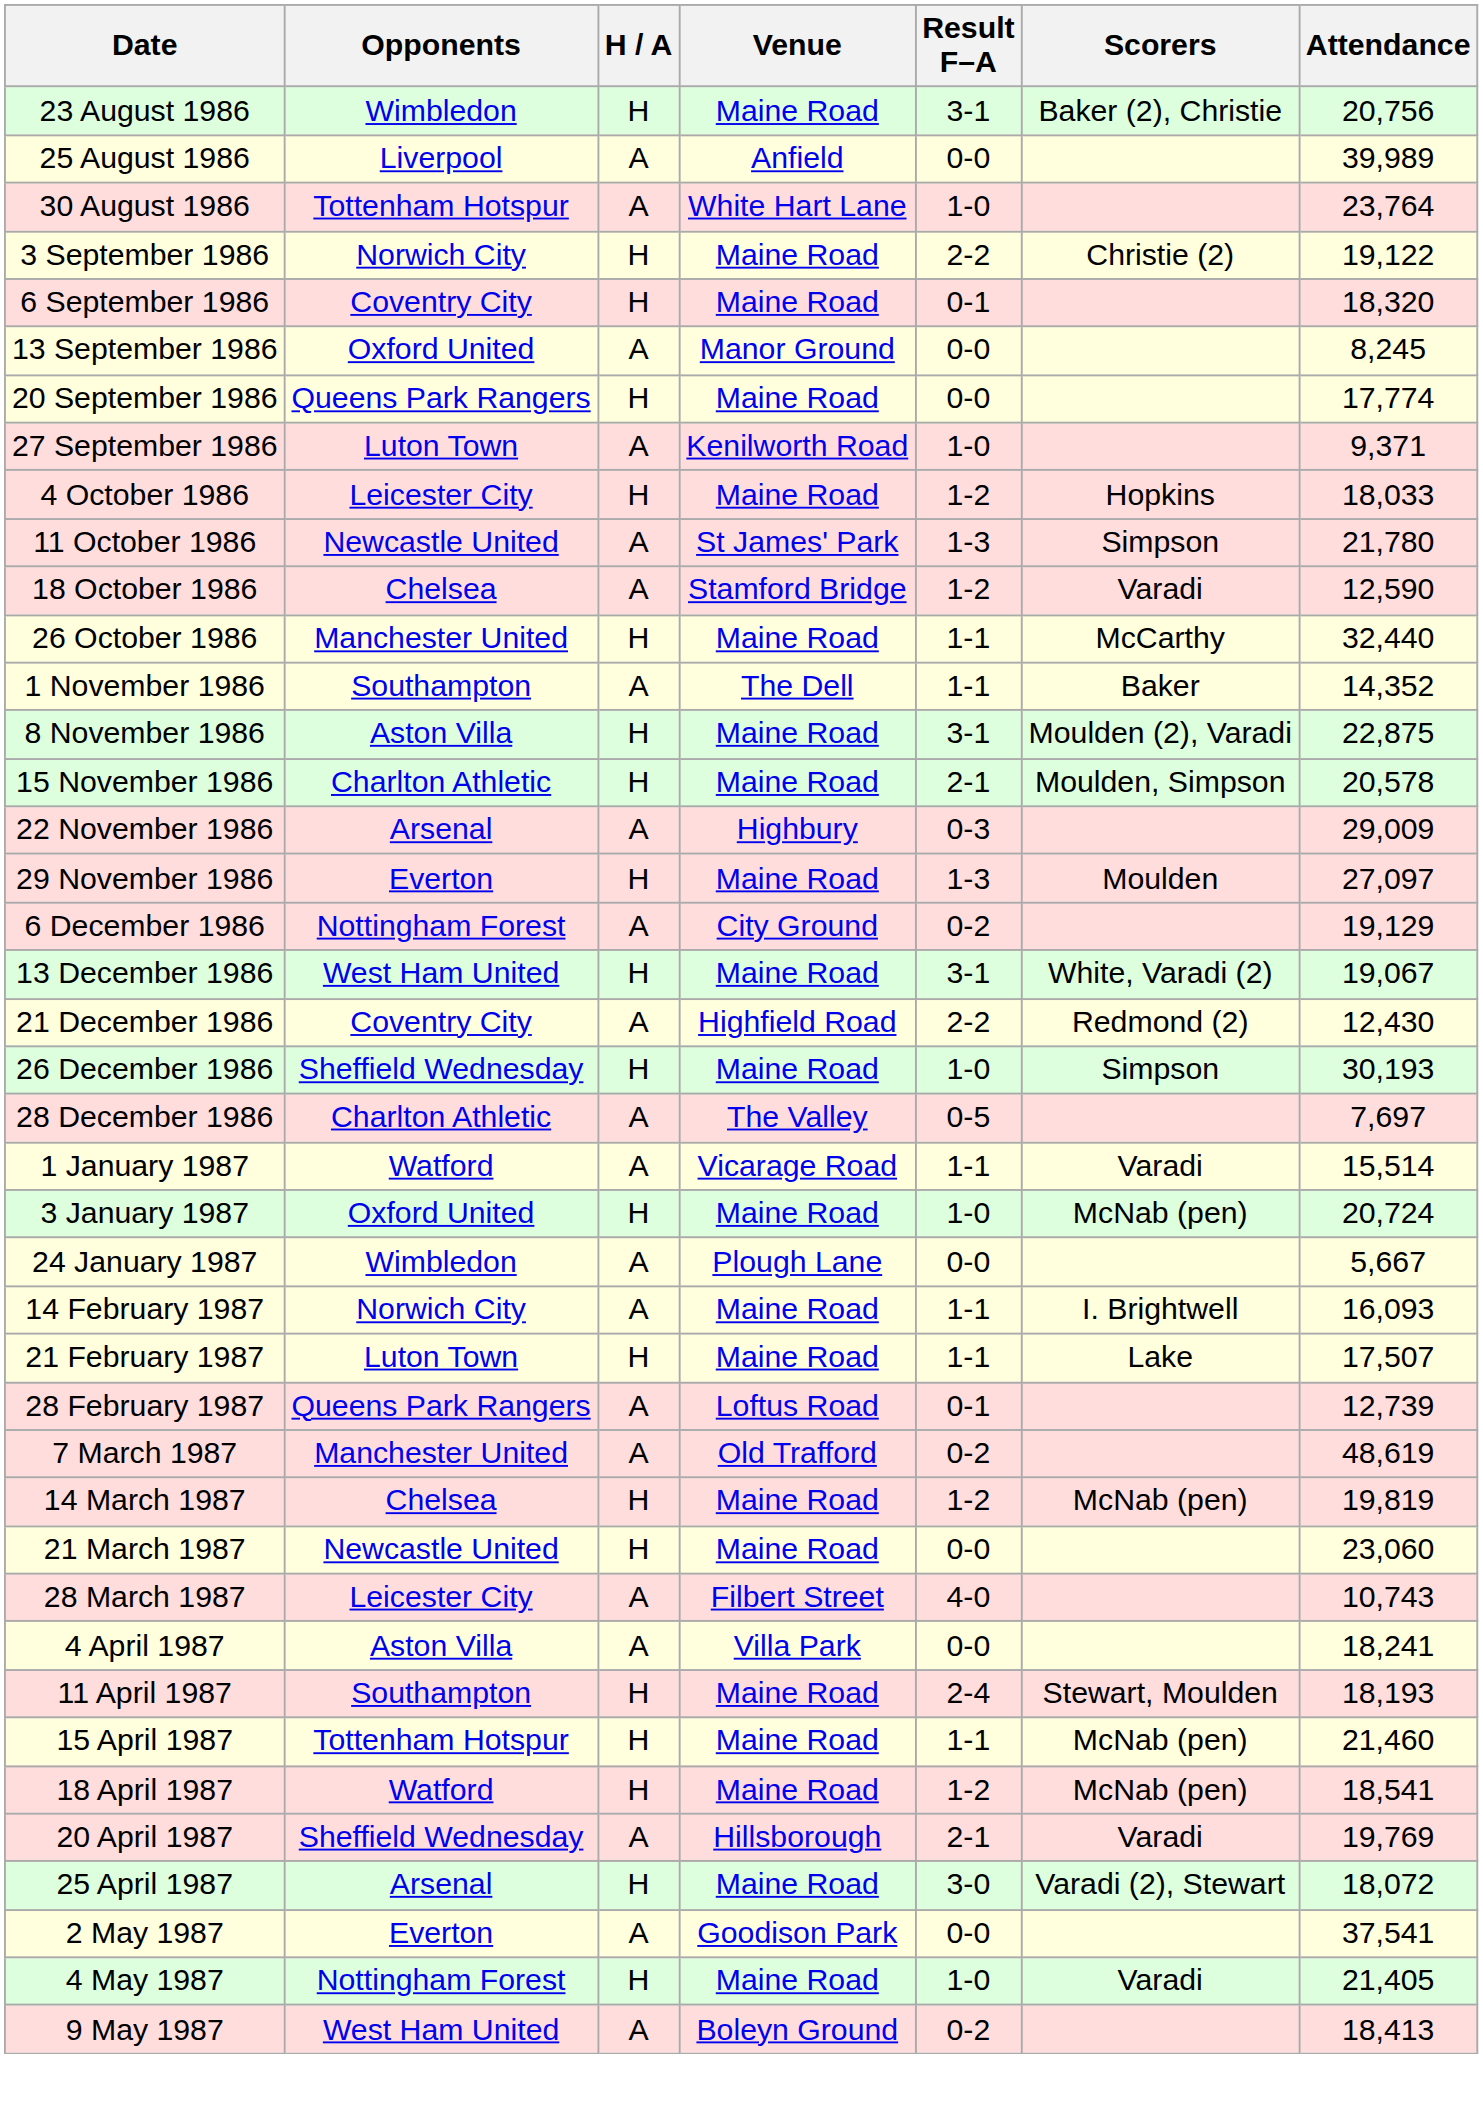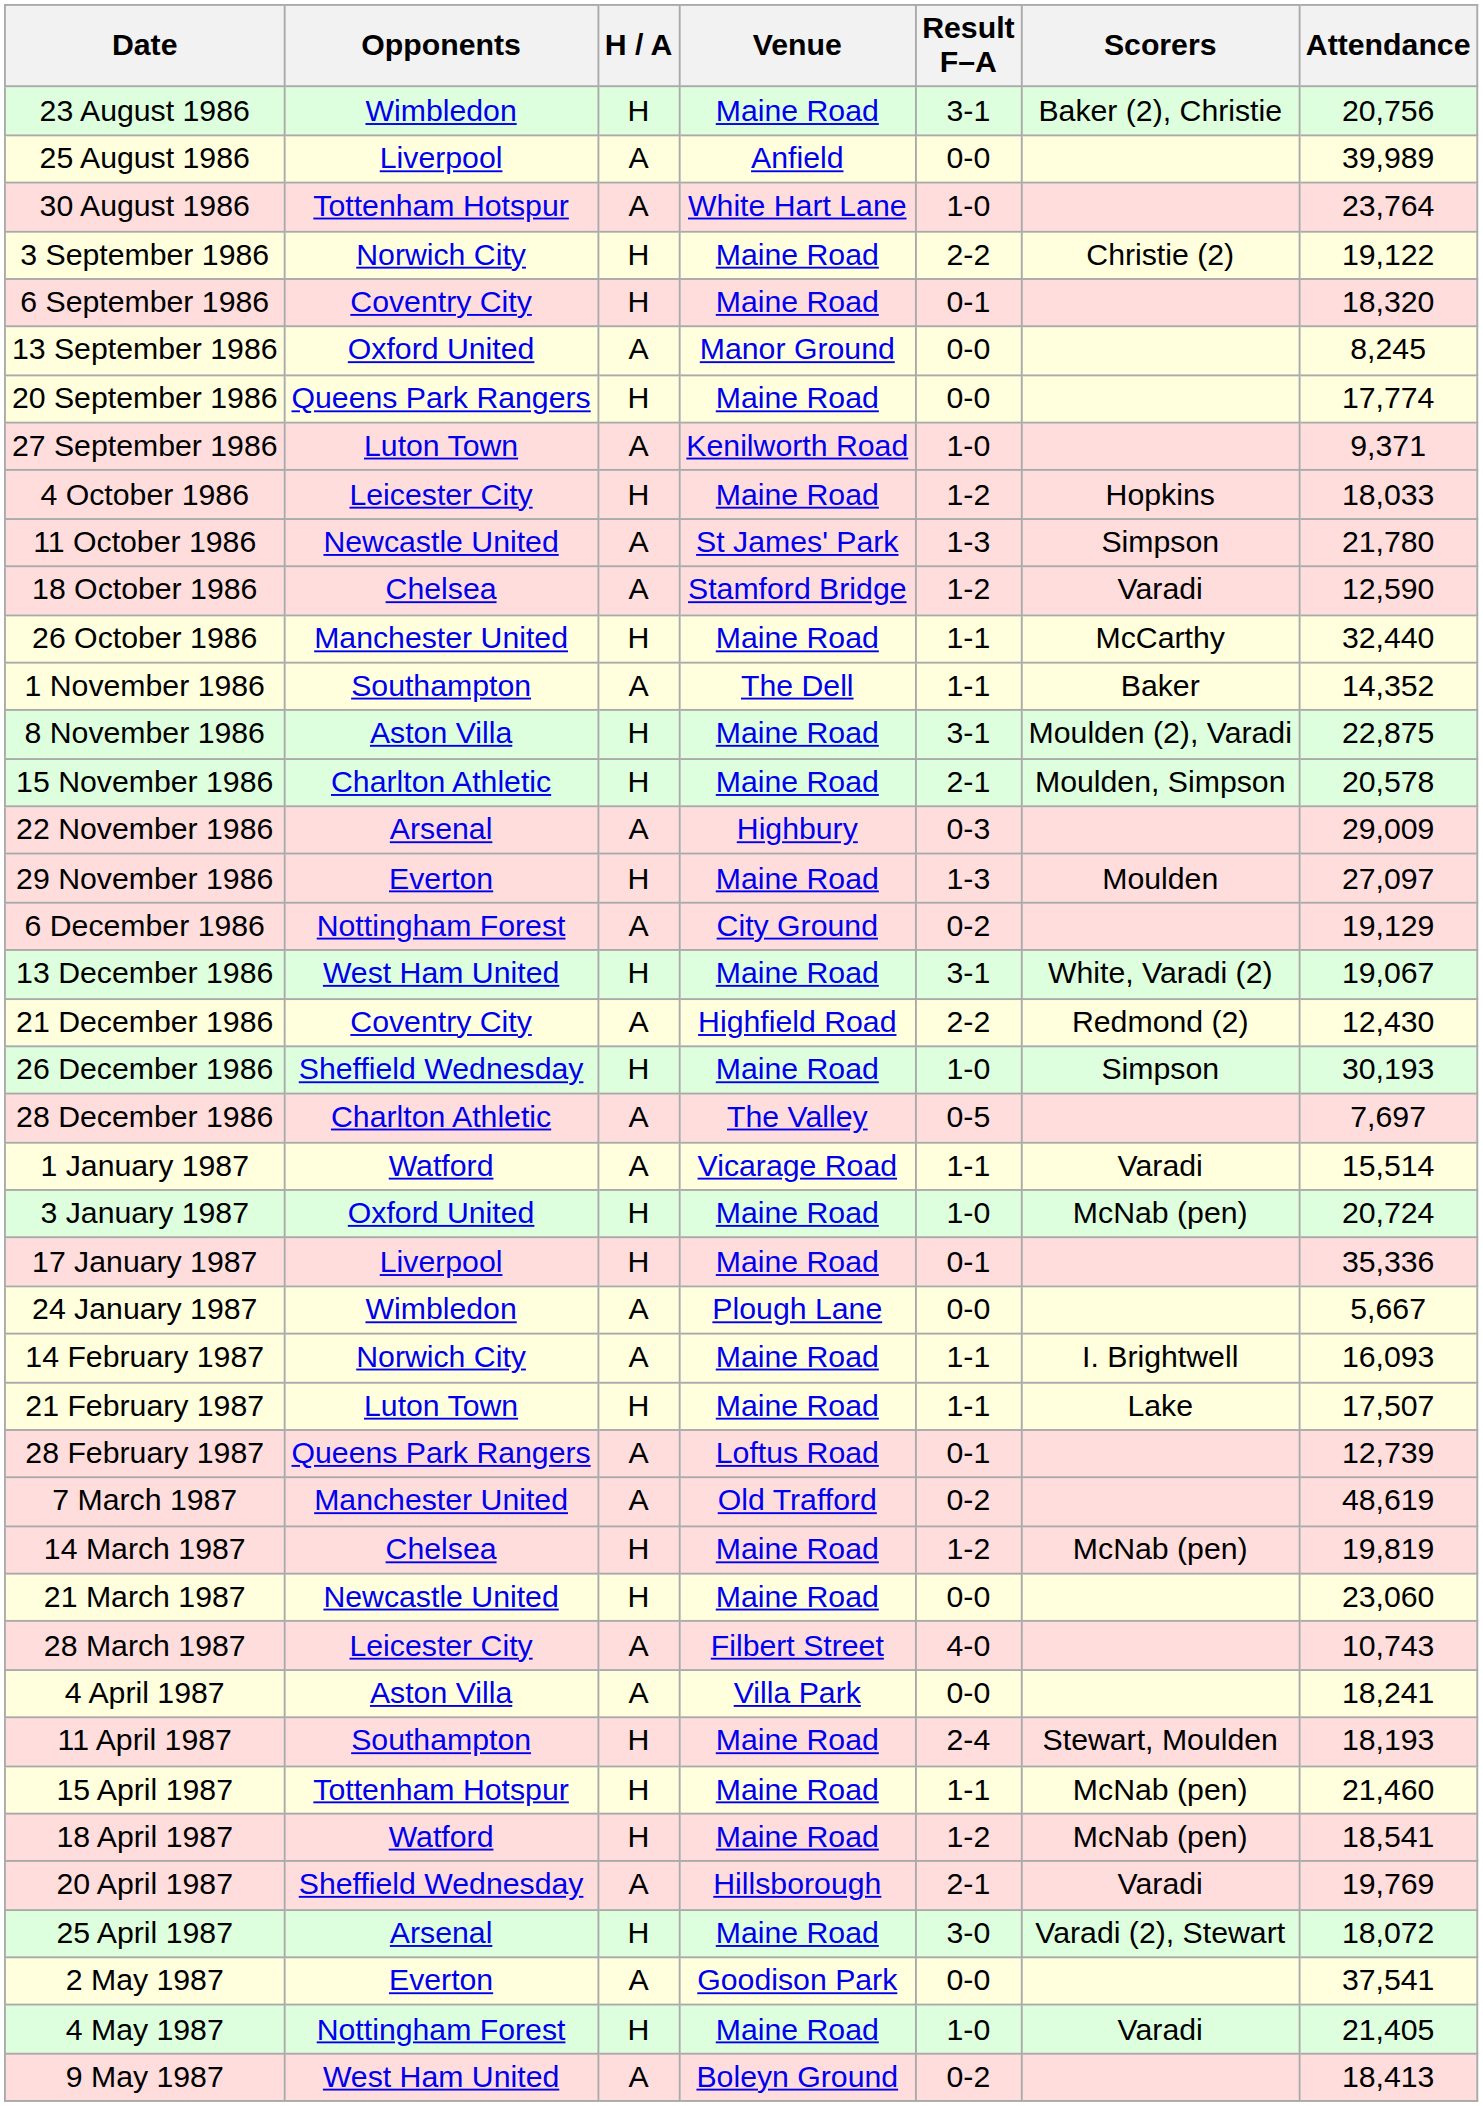+ row: (145, 1261)
